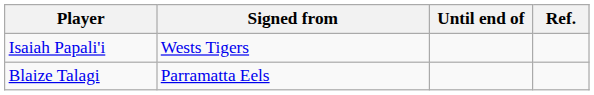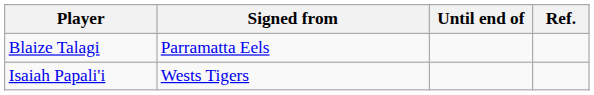rows swapped: (57, 47) <-> (54, 76)
